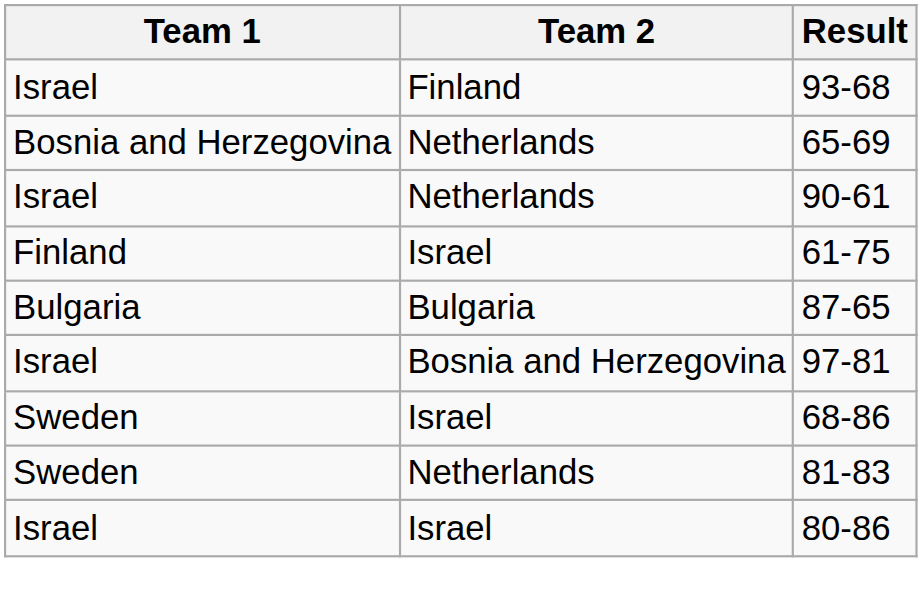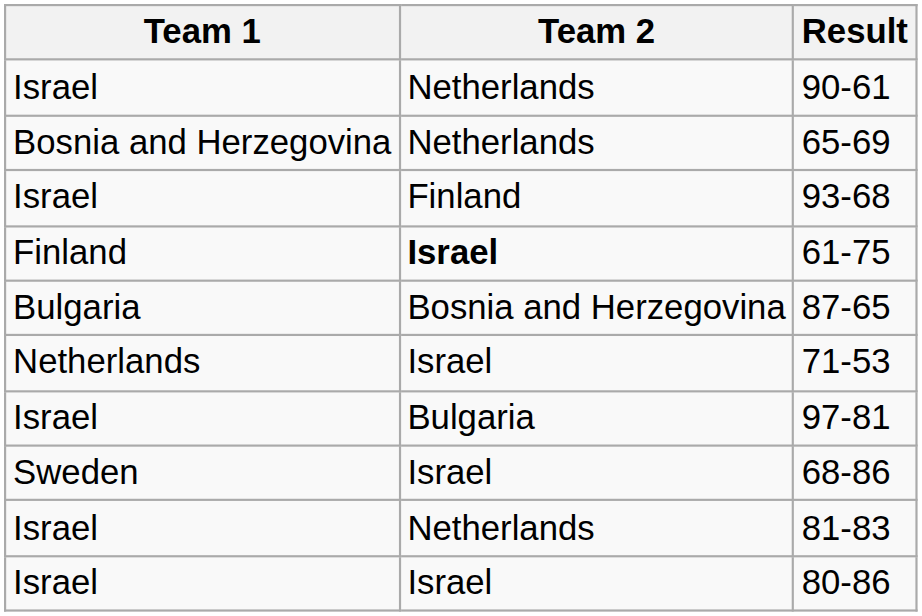rows swapped: (846, 197) <-> (846, 87)
(450, 252) normal -> (453, 252) bold
(471, 307) Bulgaria -> (597, 307) Bosnia and Herzegovina
+ row: (846, 362)
(597, 362) Bosnia and Herzegovina -> (471, 417) Bulgaria
(76, 472) Sweden -> (56, 527) Israel
